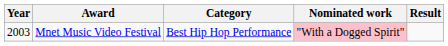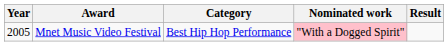(19, 31) 2003 -> (19, 31) 2005
